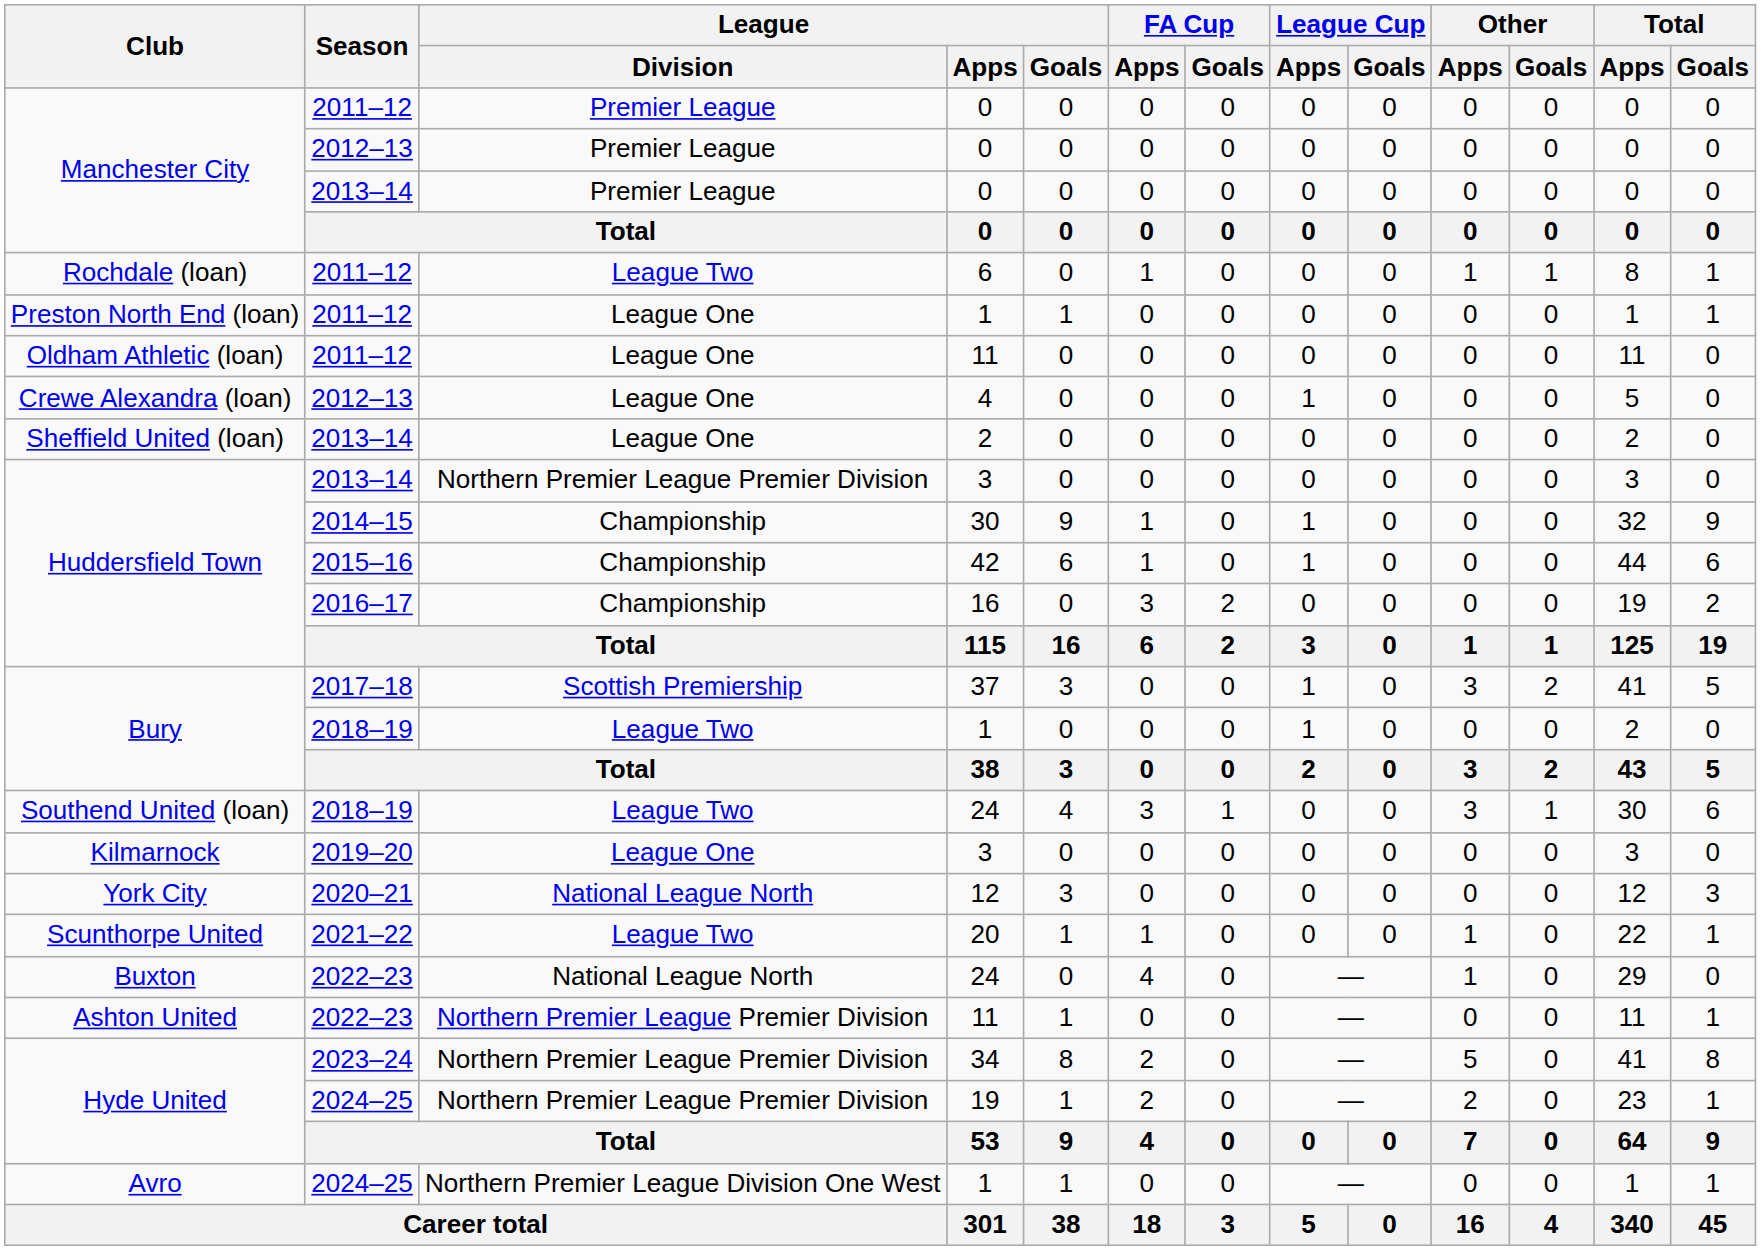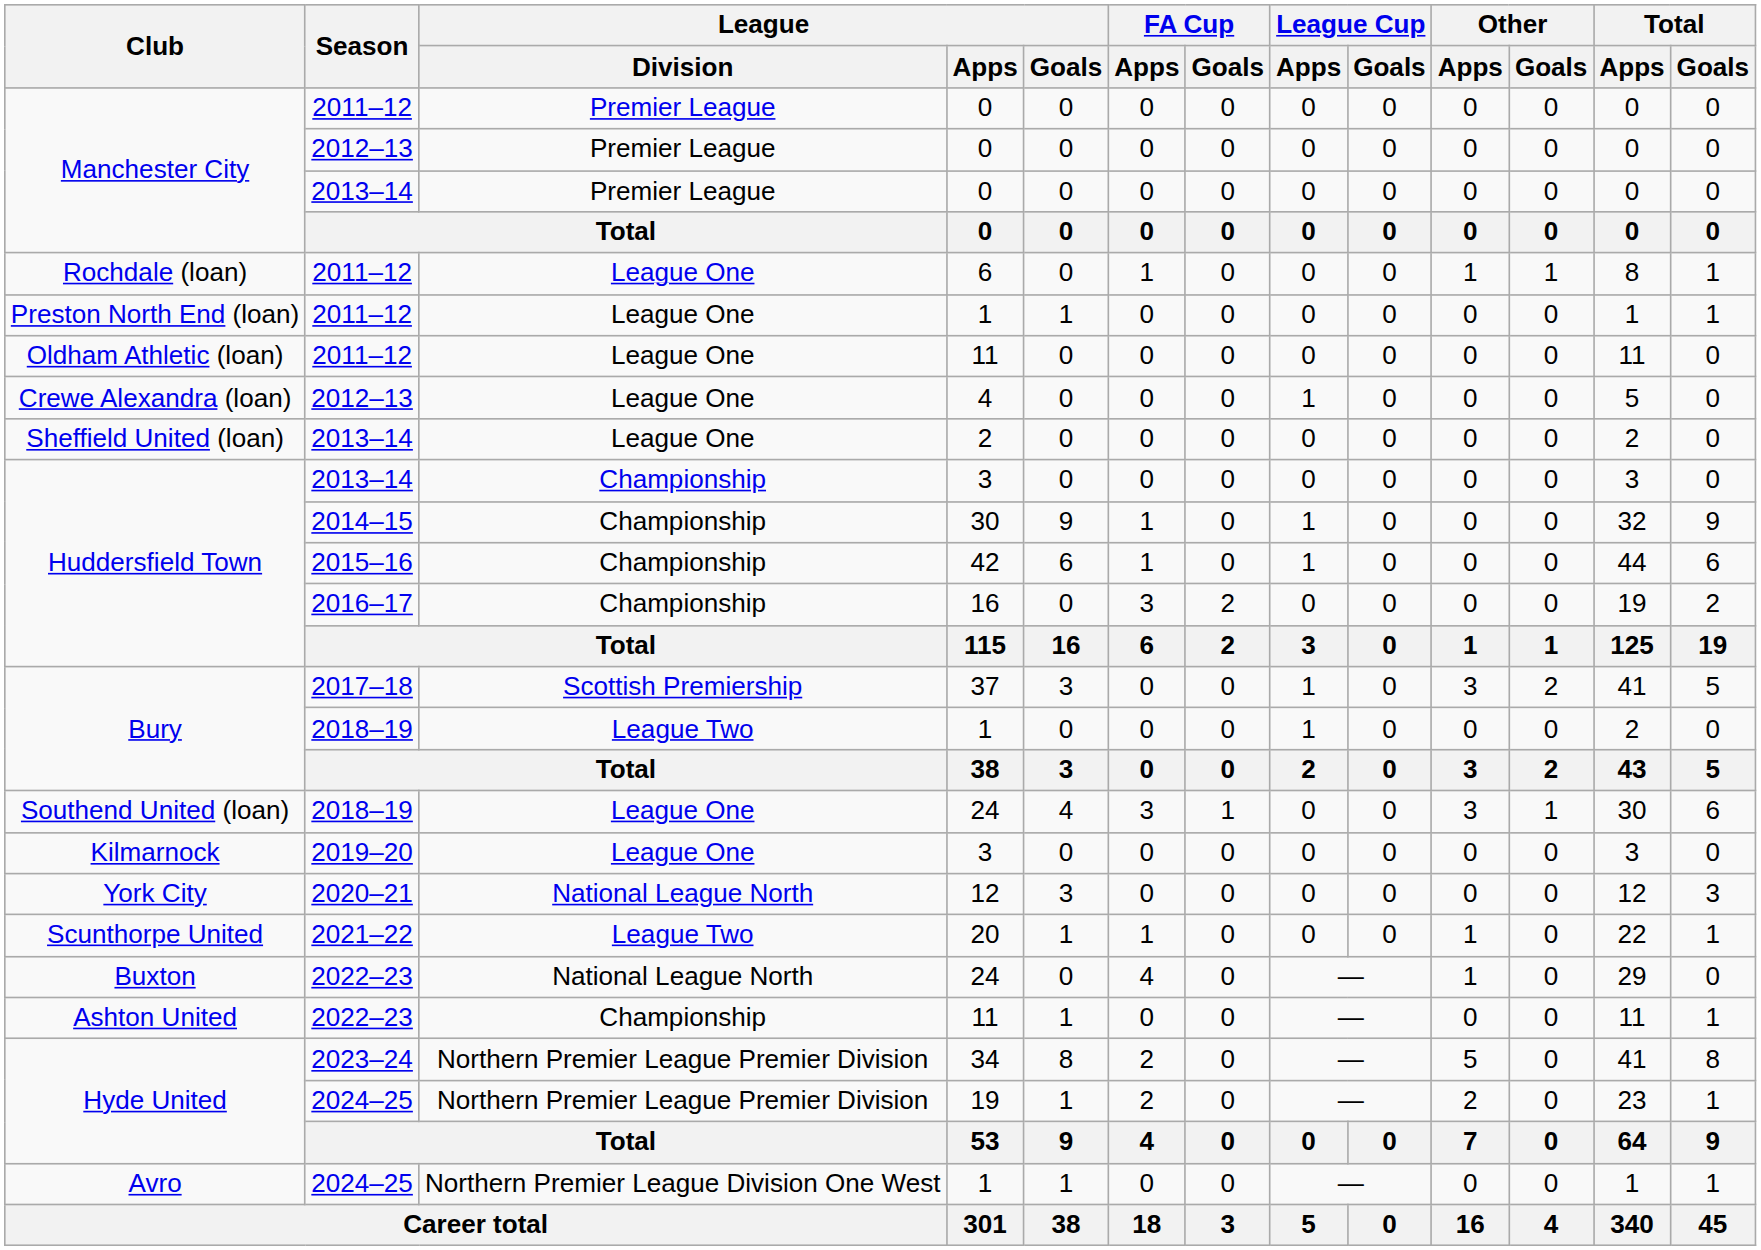(683, 273) League Two -> (683, 273) League One
(683, 480) Northern Premier League Premier Division -> (683, 480) Championship
(683, 811) League Two -> (683, 811) League One
(683, 1017) Northern Premier League Premier Division -> (683, 1017) Championship
